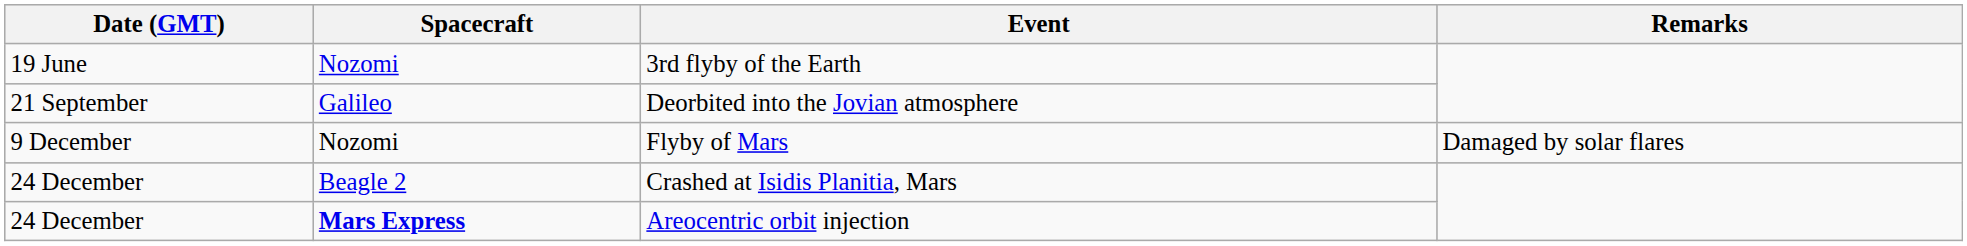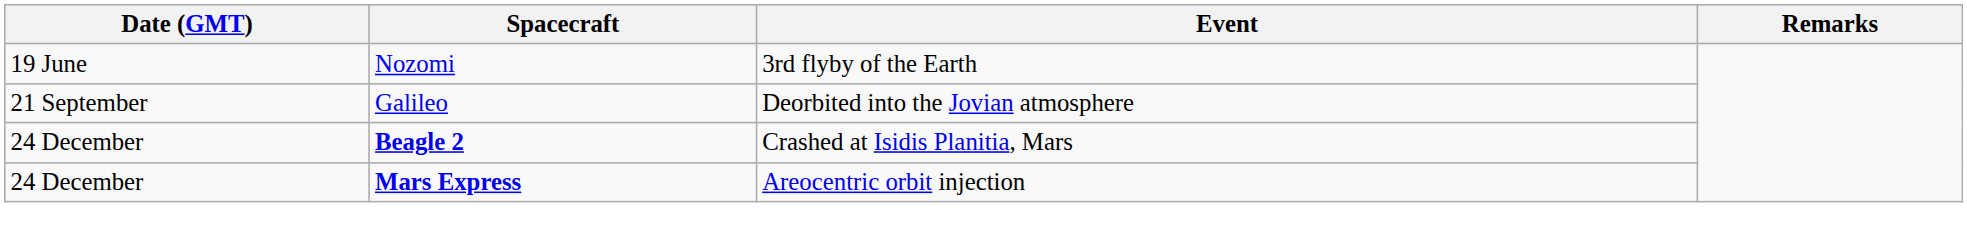- row: (717, 142)
(363, 181) normal -> (419, 142) bold
